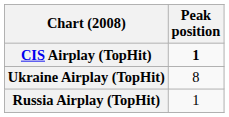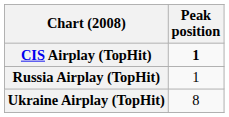rows swapped: (86, 100) <-> (86, 77)
